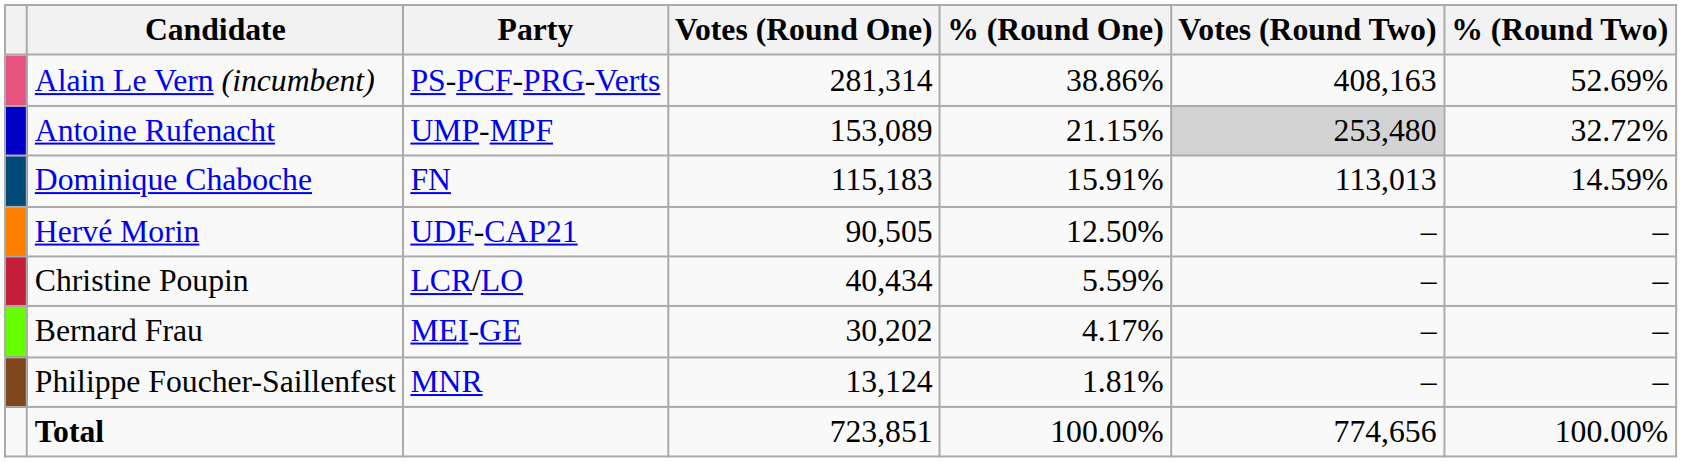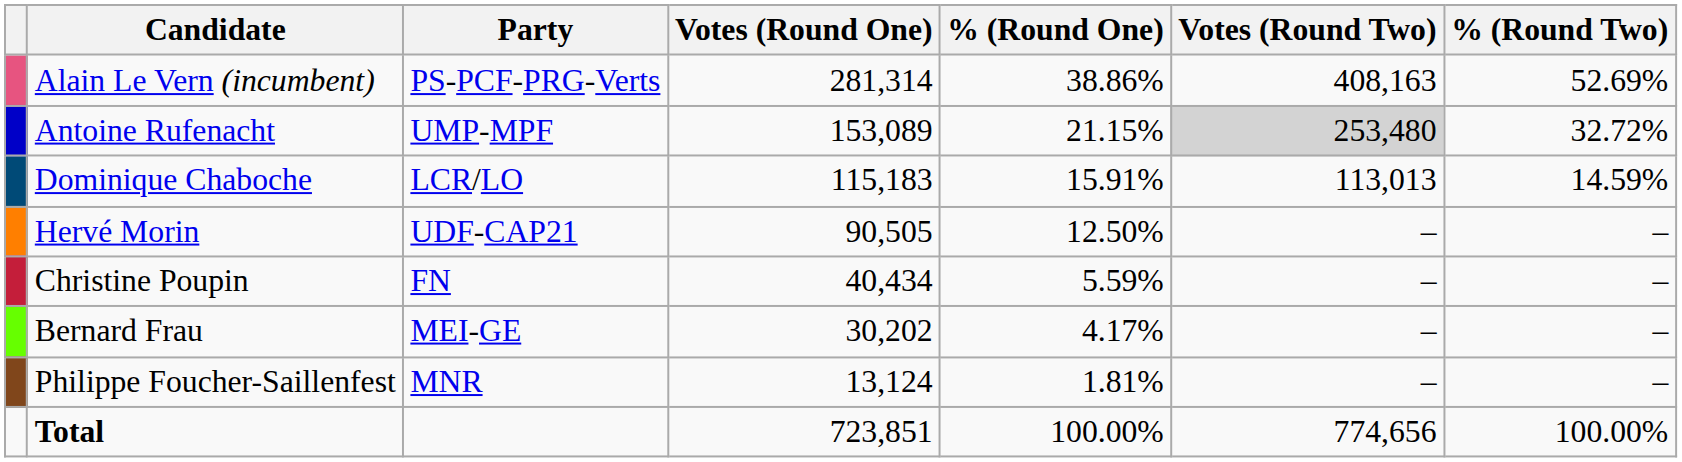(431, 180) FN -> (467, 180) LCR/LO
(467, 280) LCR/LO -> (431, 280) FN
